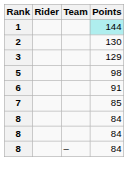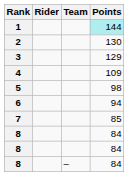+ row: (18, 73)
(116, 88) 91 -> (116, 103) 94
